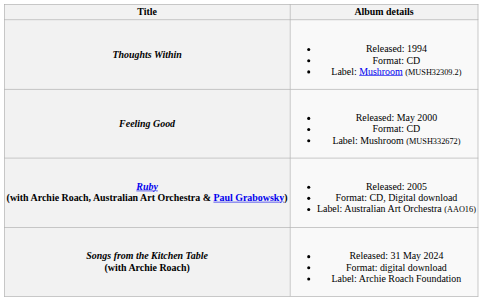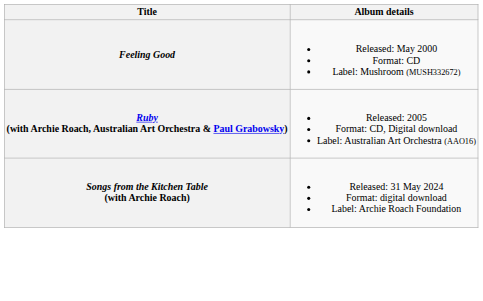- row: (147, 54)
